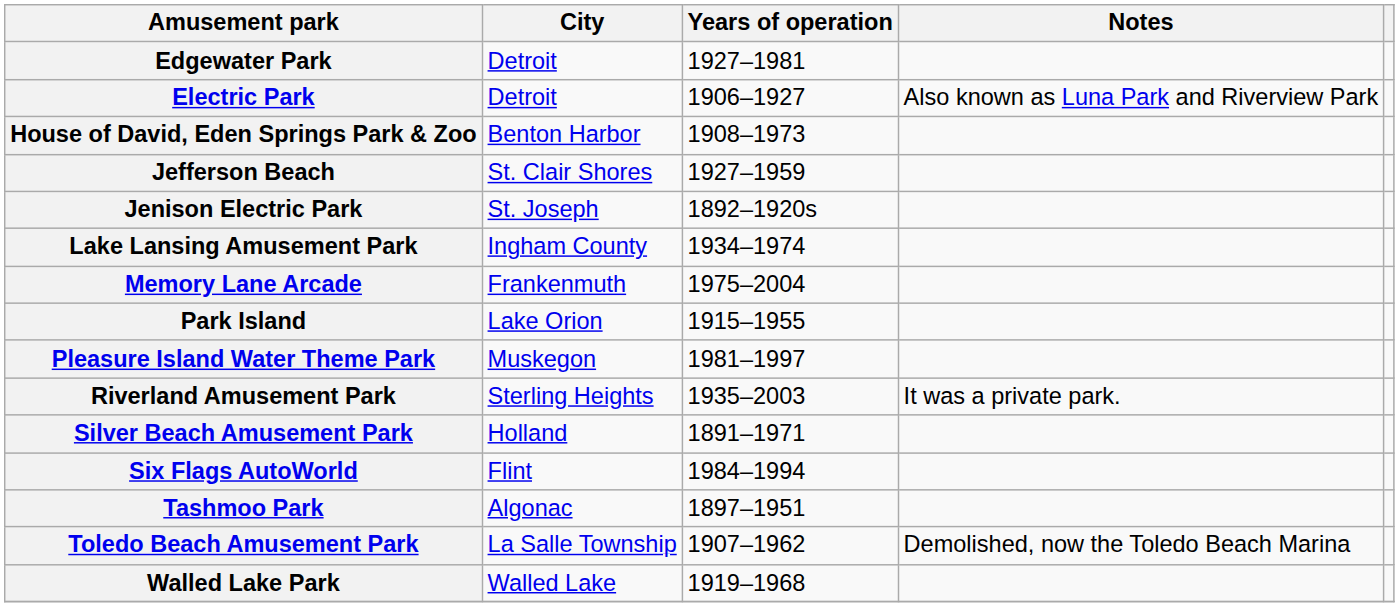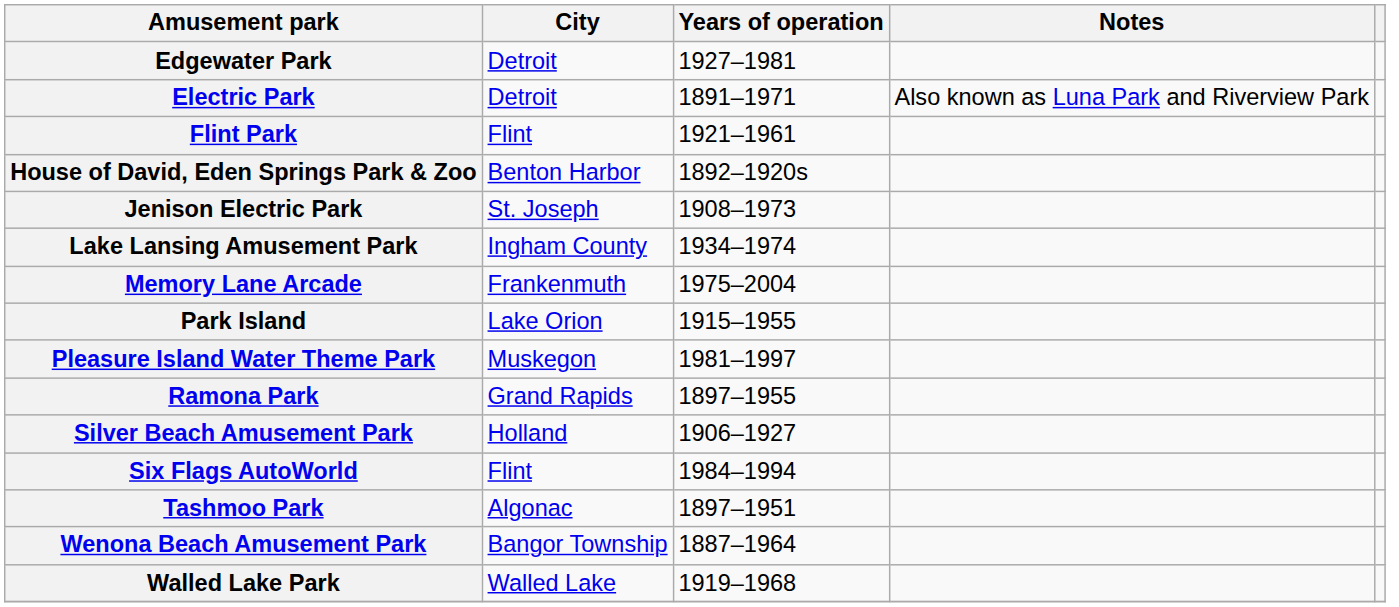(746, 97) 1906–1927 -> (737, 97) 1891–1971
+ row: (243, 135)
(746, 135) 1908–1973 -> (743, 172) 1892–1920s
- row: (243, 172)
(752, 209) 1892–1920s -> (737, 209) 1908–1973
+ row: (243, 396)
- row: (243, 396)
(746, 433) 1891–1971 -> (737, 433) 1906–1927
- row: (243, 545)
+ row: (243, 545)
